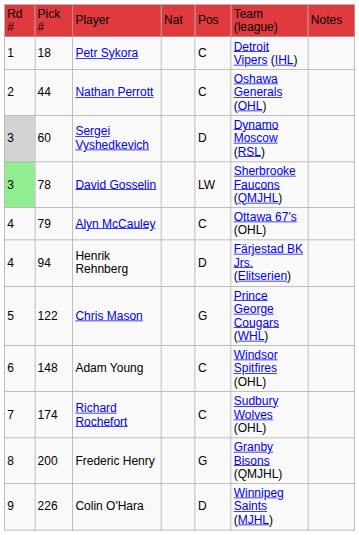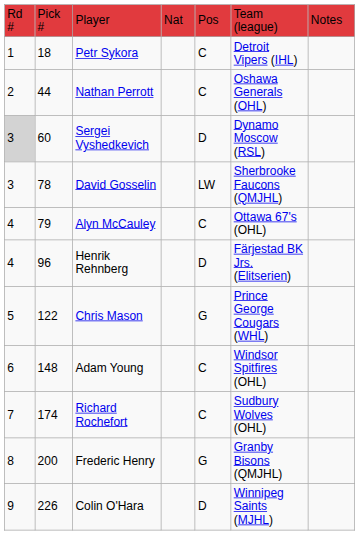(10, 184) lightgreen background -> (10, 184) no background
(44, 263) 94 -> (44, 263) 96
